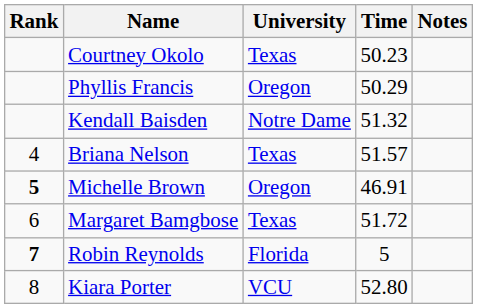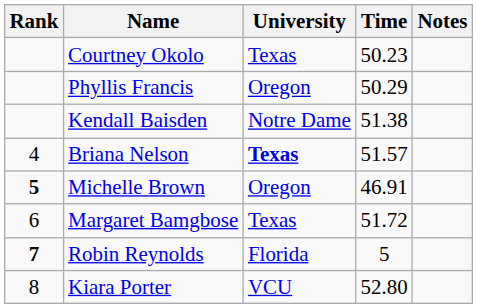(384, 120) 51.32 -> (384, 120) 51.38
(272, 154) normal -> (273, 154) bold
